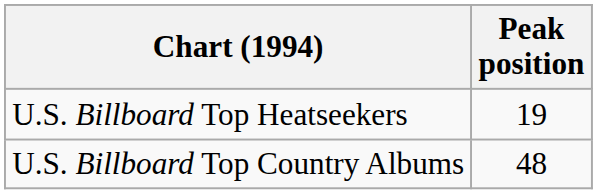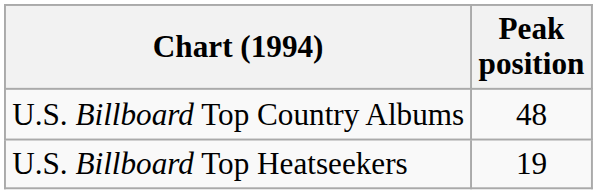rows swapped: (238, 163) <-> (210, 113)
